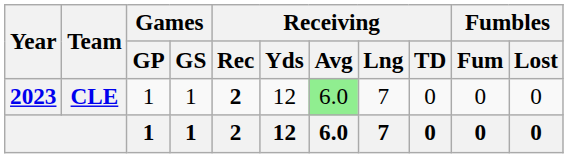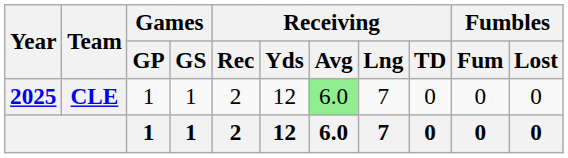(33, 96) 2023 -> (33, 96) 2025
(236, 96) bold -> (236, 96) normal
